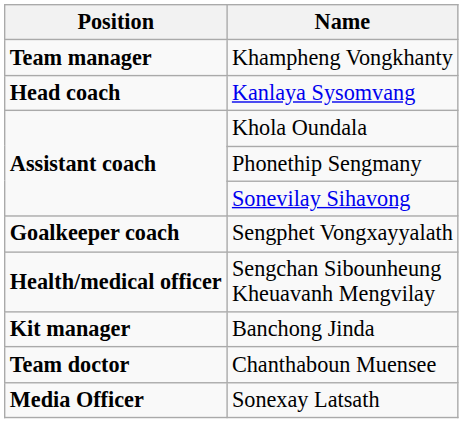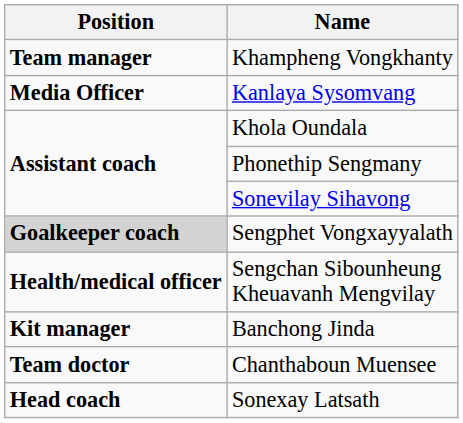(65, 92) Head coach -> (77, 92) Media Officer
(95, 233) no background -> (95, 233) lightgrey background
(77, 399) Media Officer -> (65, 399) Head coach
